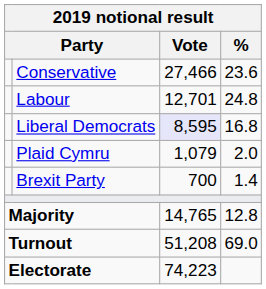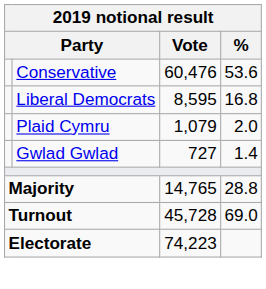(190, 72) 27,466 -> (190, 72) 60,476
(241, 72) 23.6 -> (241, 72) 53.6
- row: (43, 99)
(195, 126) lavender background -> (195, 99) no background
+ row: (67, 153)
- row: (61, 180)
(241, 216) 12.8 -> (241, 188) 28.8
(190, 243) 51,208 -> (190, 216) 45,728
